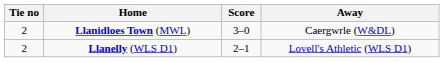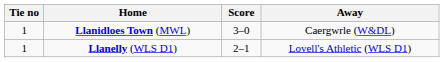(24, 30) 2 -> (24, 30) 1
(24, 48) 2 -> (24, 48) 1
